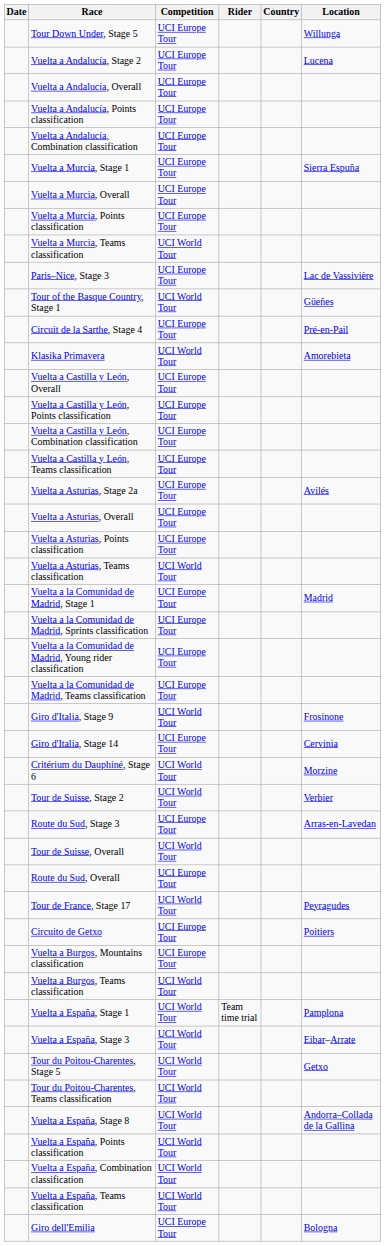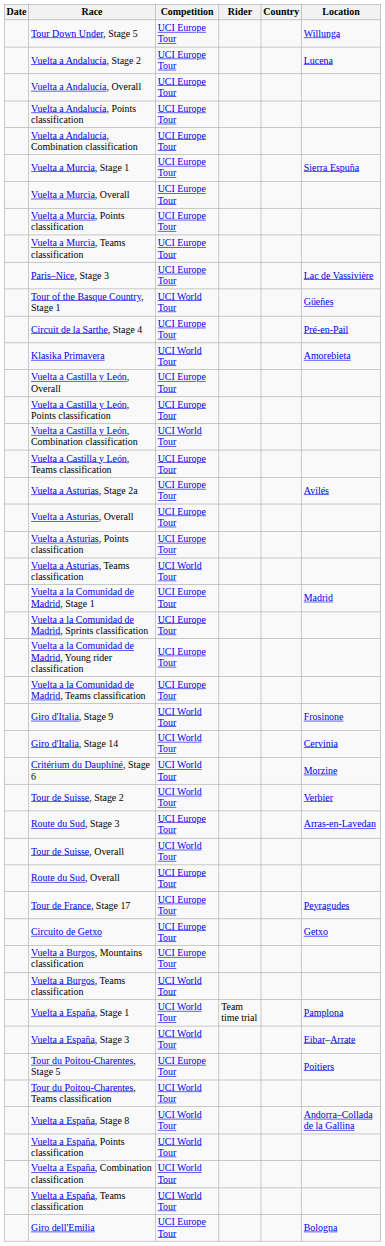(180, 248) UCI World Tour -> (182, 248) UCI Europe Tour
(182, 437) UCI Europe Tour -> (180, 437) UCI World Tour
(182, 744) UCI Europe Tour -> (180, 744) UCI World Tour
(180, 905) UCI World Tour -> (182, 905) UCI Europe Tour
(319, 932) Poitiers -> (316, 932) Getxo
(180, 1066) UCI World Tour -> (182, 1066) UCI Europe Tour
(316, 1066) Getxo -> (319, 1066) Poitiers
